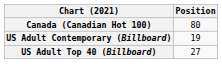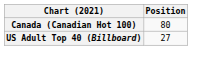- row: (89, 38)
